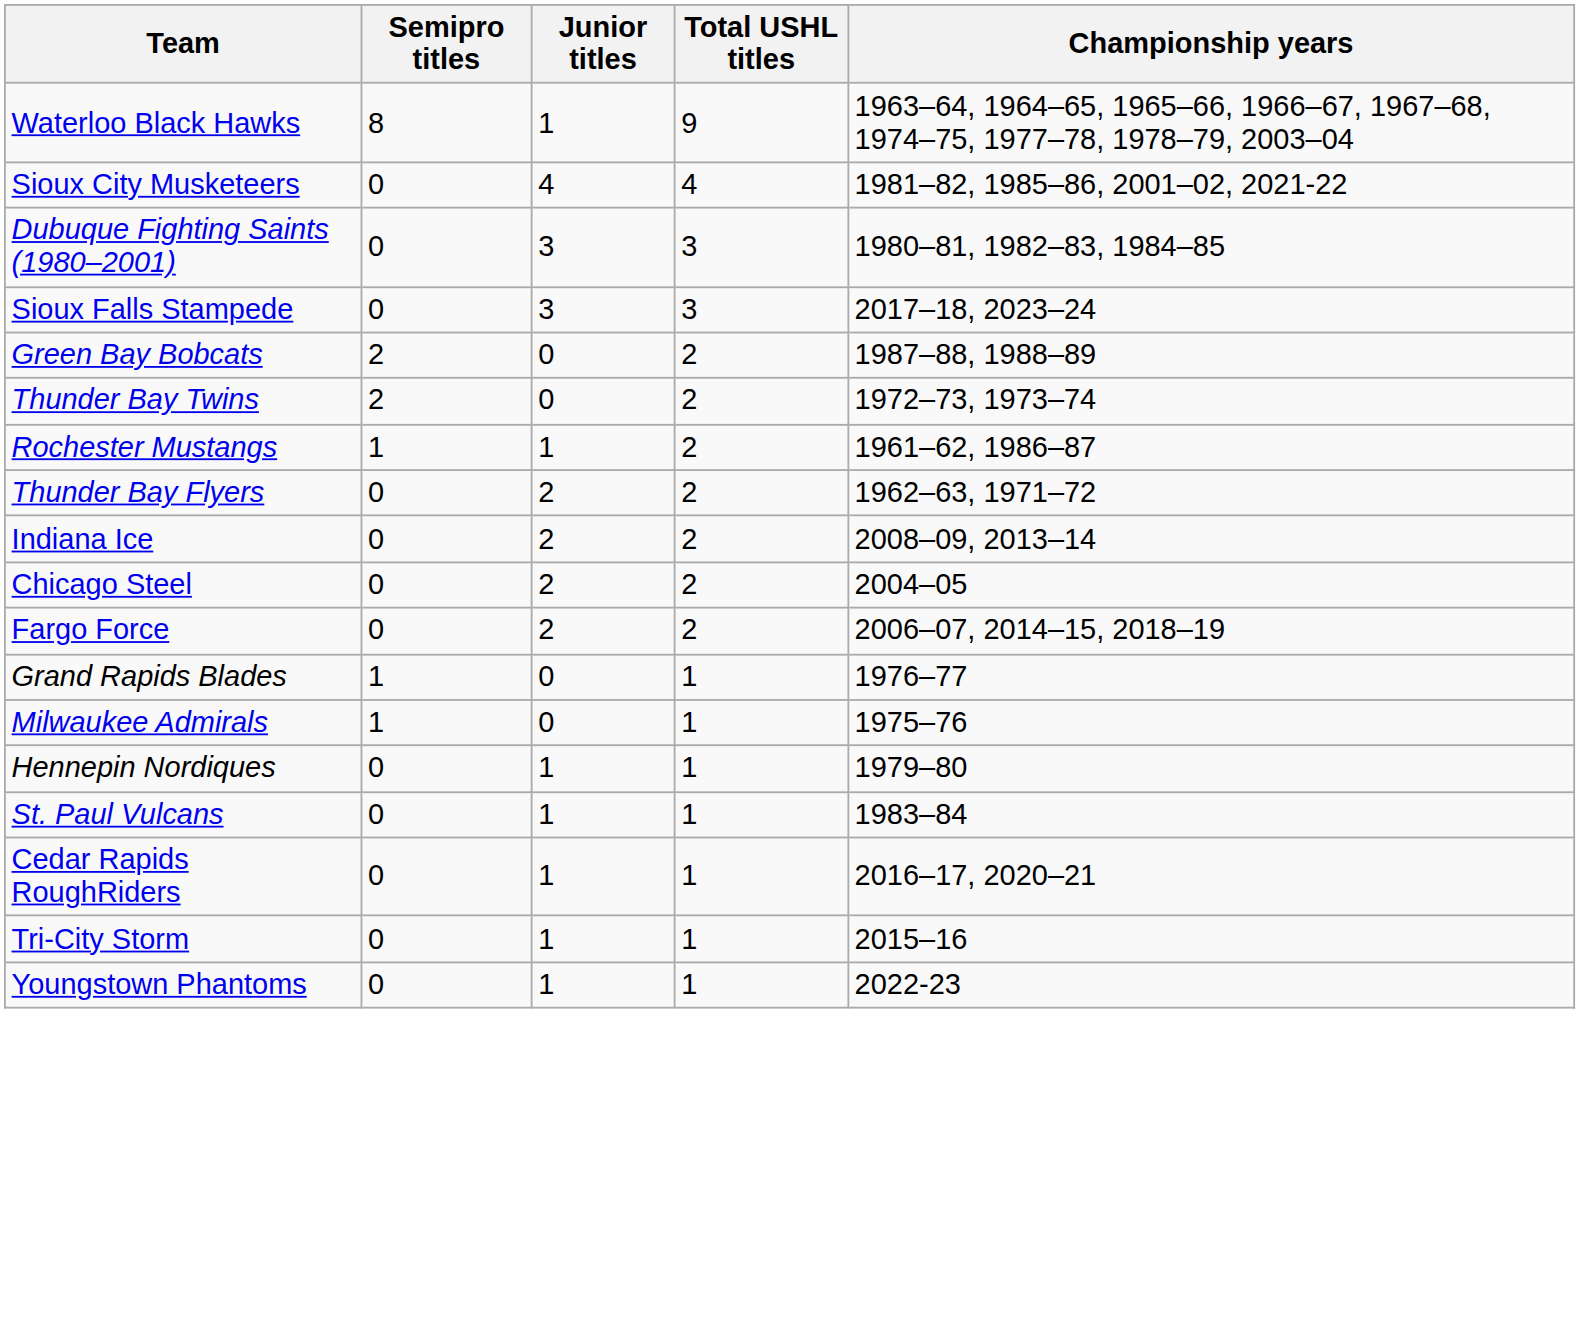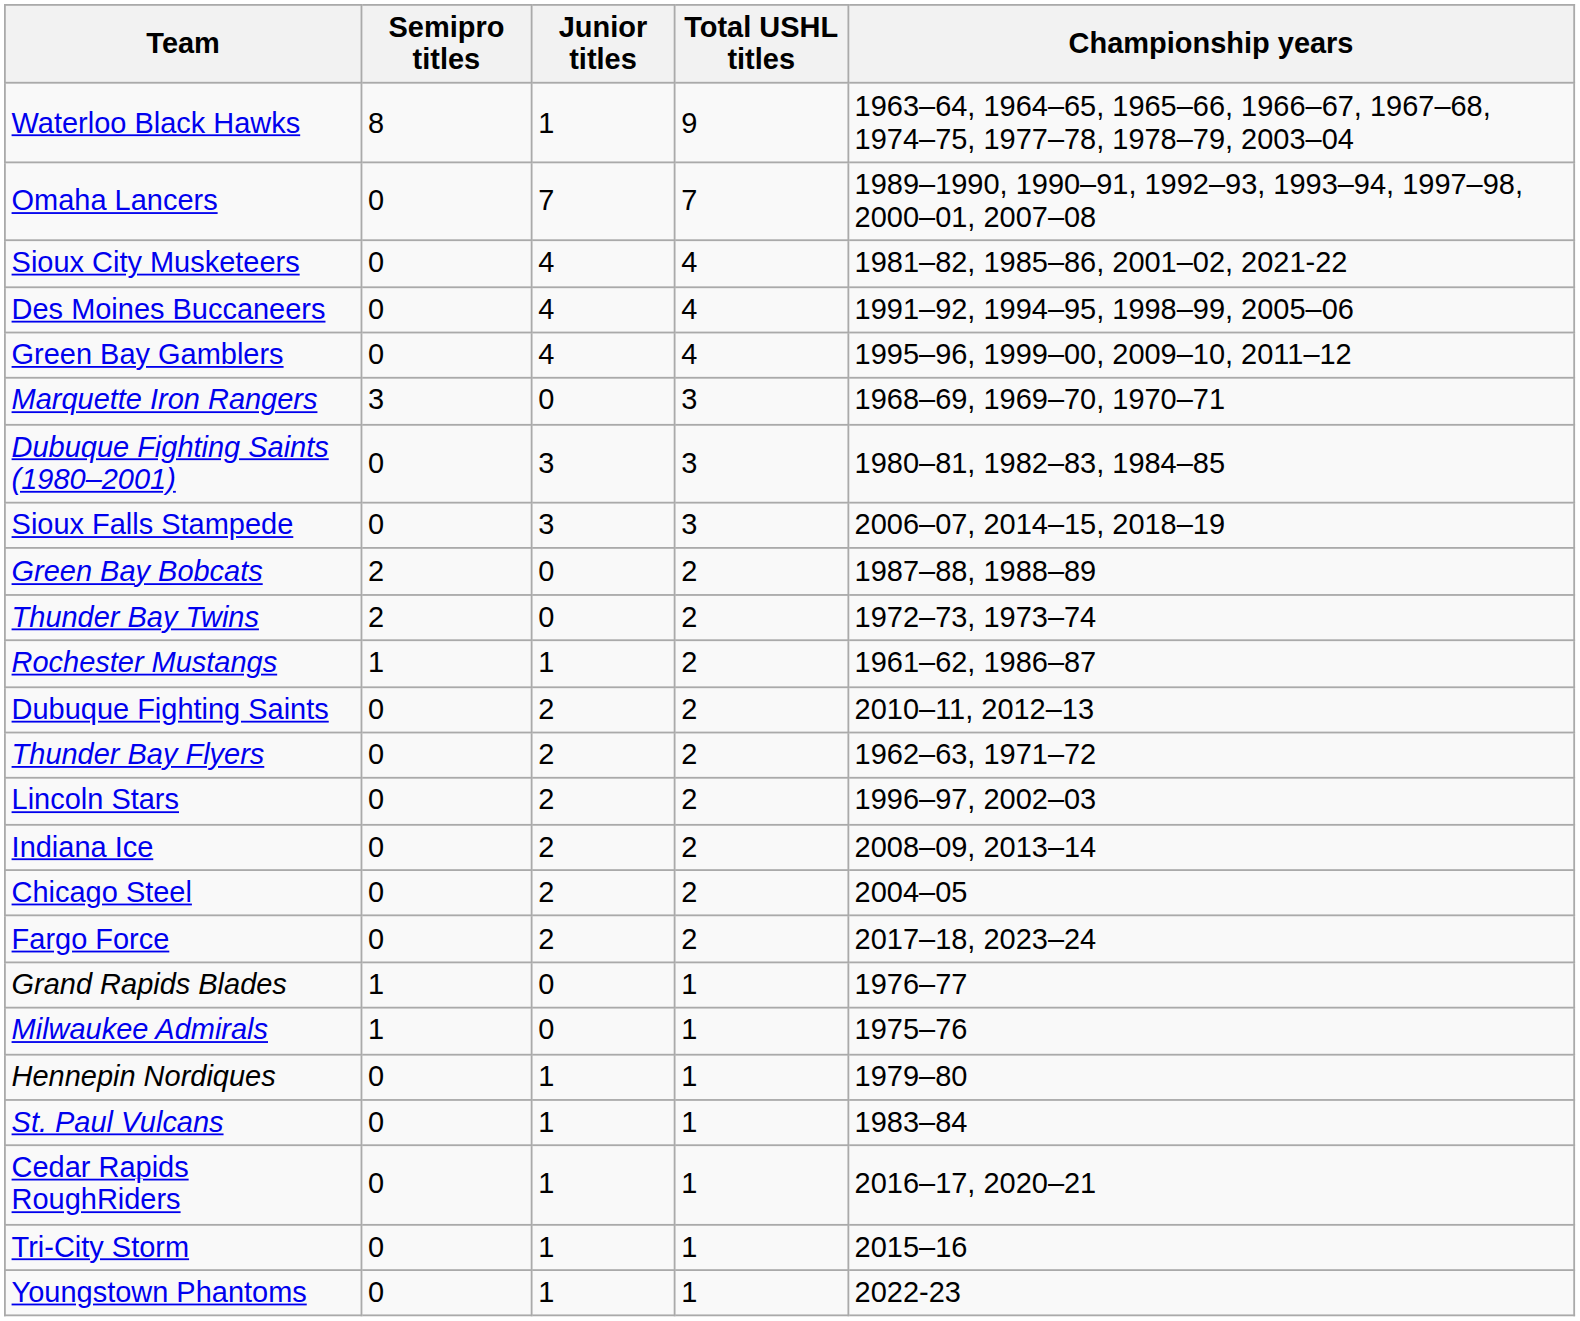+ row: (115, 200)
+ row: (169, 308)
+ row: (148, 354)
+ row: (165, 400)
(975, 308) 2017–18, 2023–24 -> (1040, 525) 2006–07, 2014–15, 2018–19
+ row: (170, 708)
+ row: (95, 800)
(1040, 630) 2006–07, 2014–15, 2018–19 -> (975, 938) 2017–18, 2023–24
